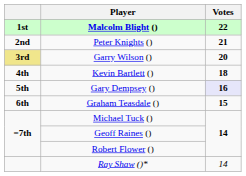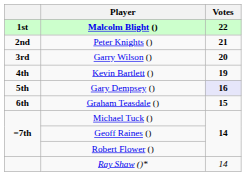(22, 58) khaki background -> (22, 58) no background
(223, 73) 18 -> (223, 73) 19
